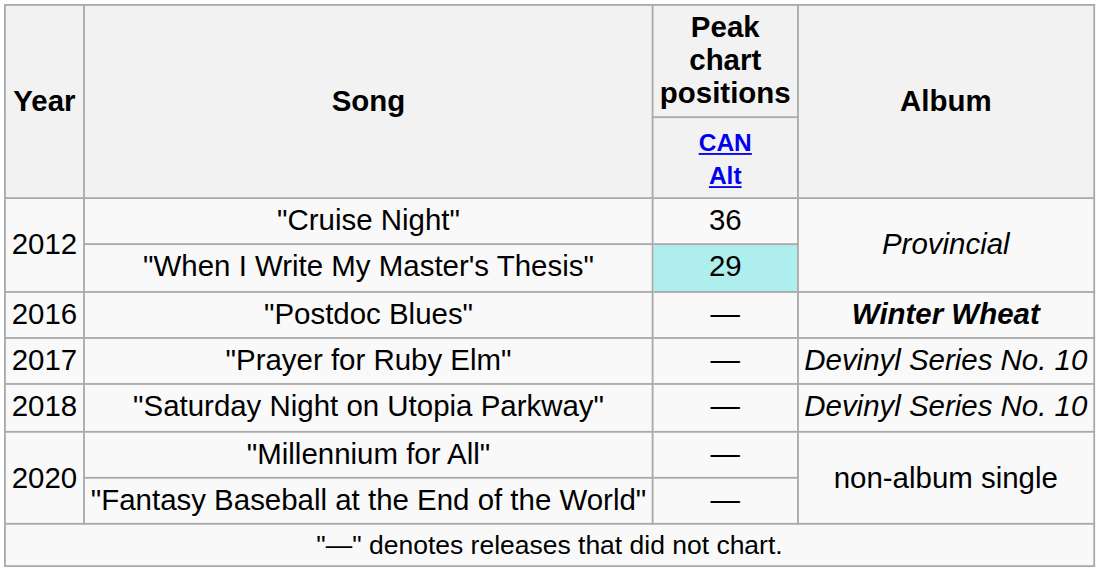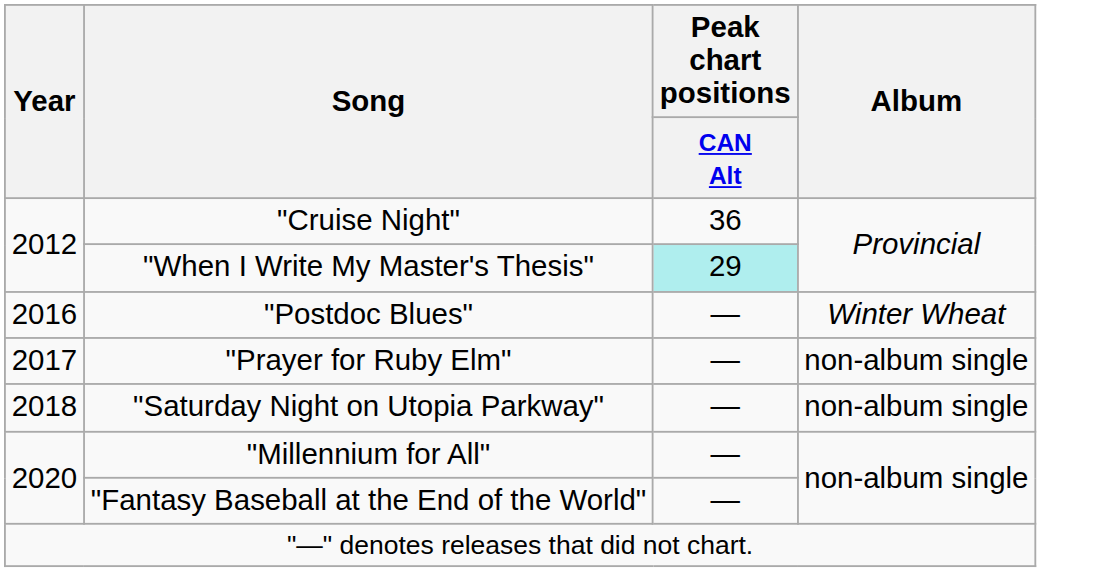(946, 313) bold -> (916, 313) normal
(946, 360) Devinyl Series No. 10 -> (916, 360) non-album single
(946, 407) Devinyl Series No. 10 -> (916, 407) non-album single
